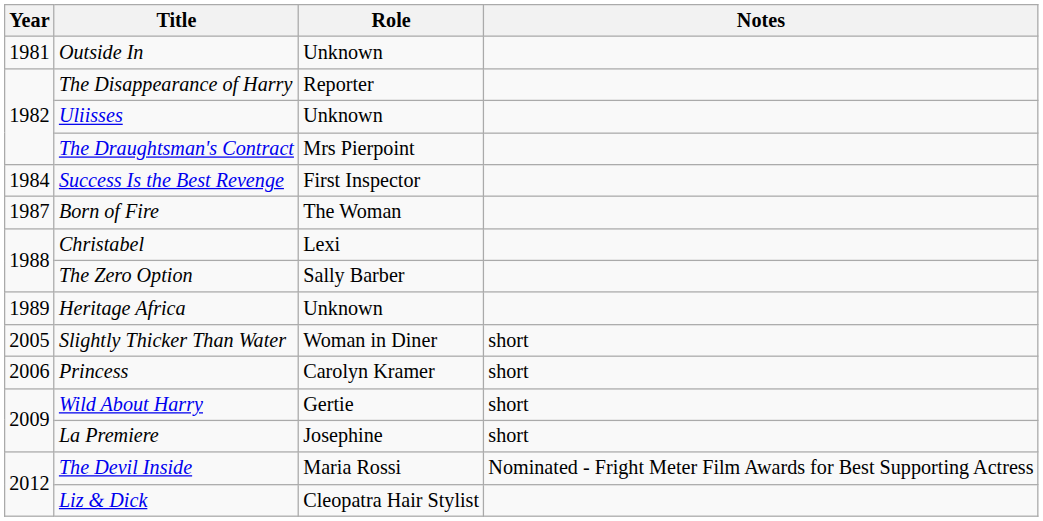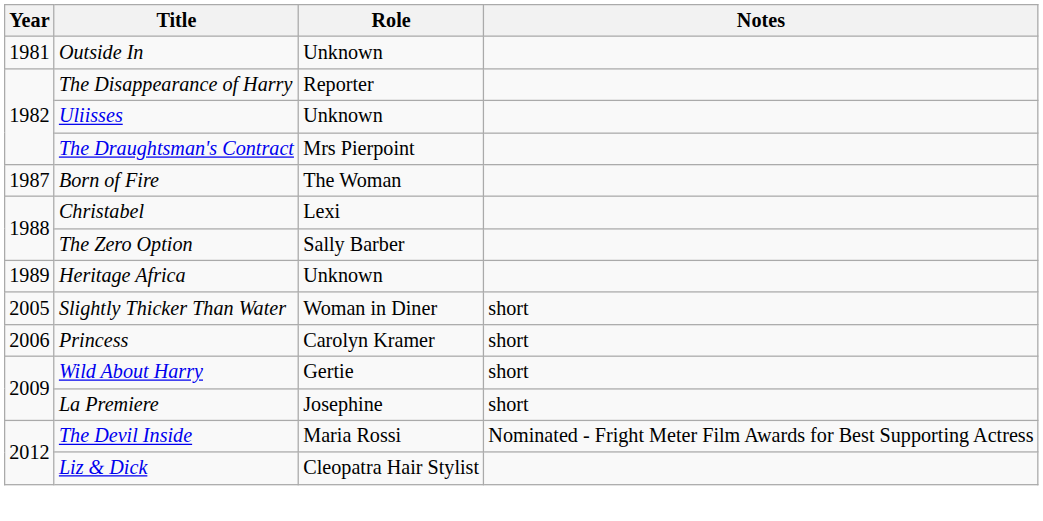- row: (171, 180)
